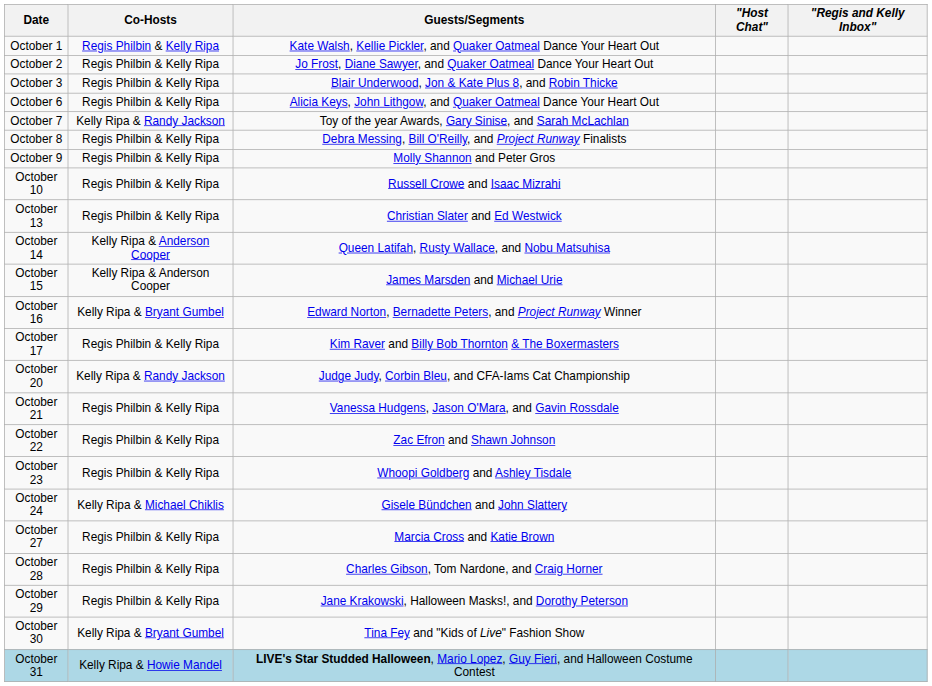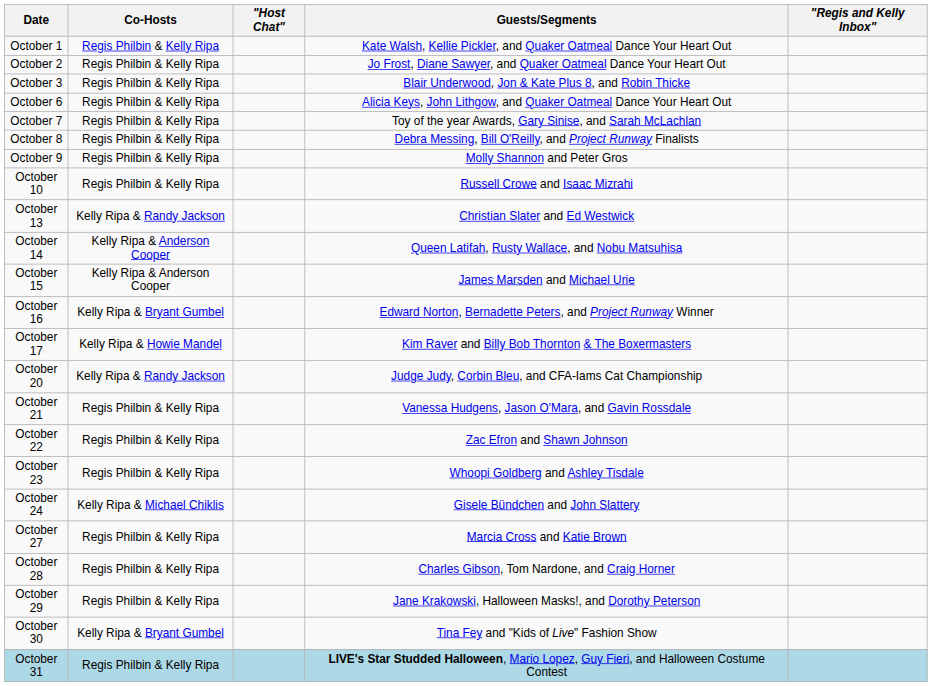columns swapped: (752, 20) <-> (474, 20)
(151, 121) Kelly Ripa & Randy Jackson -> (151, 121) Regis Philbin & Kelly Ripa
(151, 216) Regis Philbin & Kelly Ripa -> (151, 216) Kelly Ripa & Randy Jackson
(151, 344) Regis Philbin & Kelly Ripa -> (151, 344) Kelly Ripa & Howie Mandel
(151, 665) Kelly Ripa & Howie Mandel -> (151, 665) Regis Philbin & Kelly Ripa
